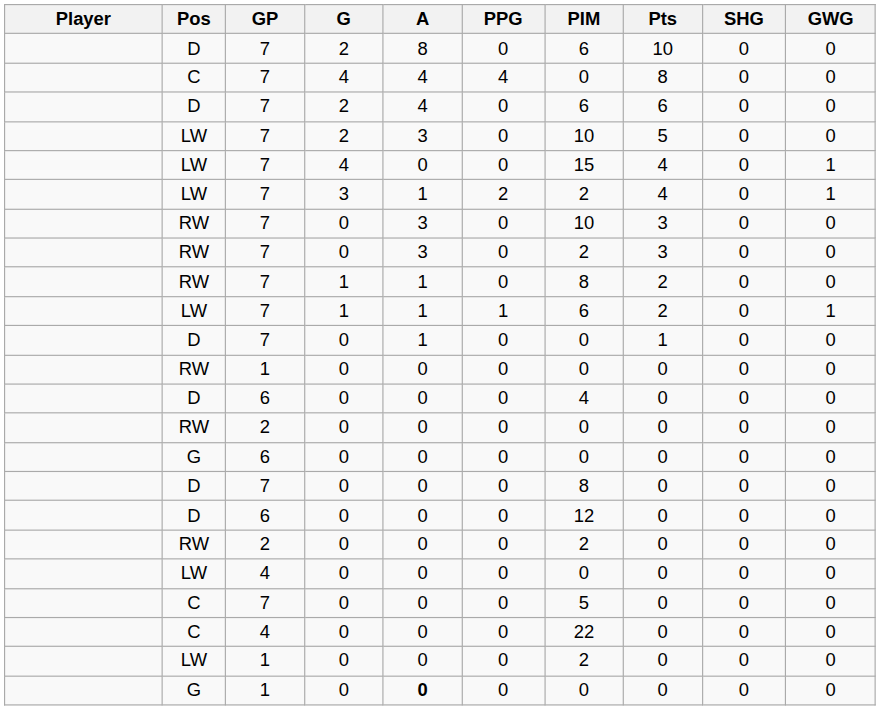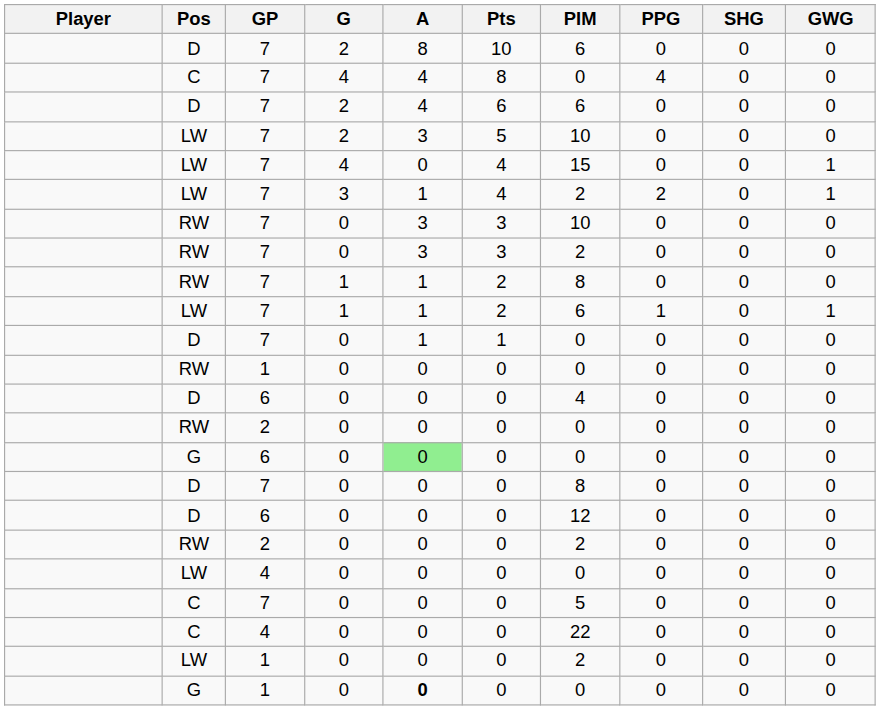columns swapped: (663, 19) <-> (503, 19)
(423, 456) no background -> (423, 456) lightgreen background
